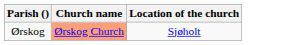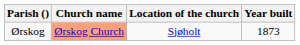+ column: (268, 13)
